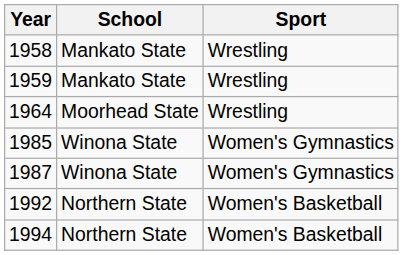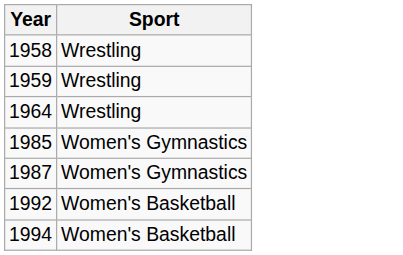- column: (130, 19)
